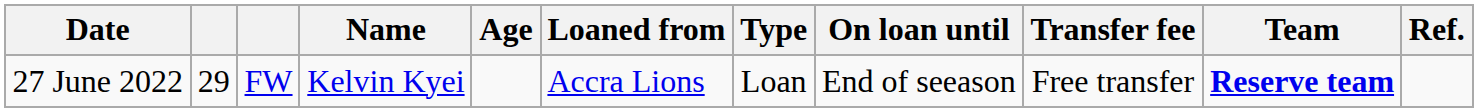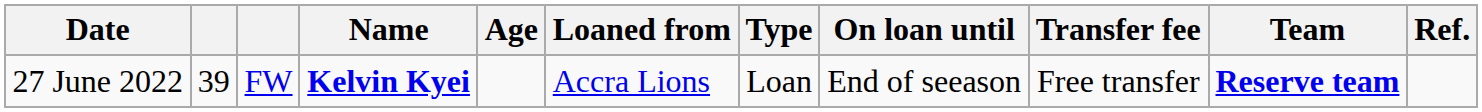(214, 80) 29 -> (214, 80) 39
(386, 80) normal -> (389, 80) bold
